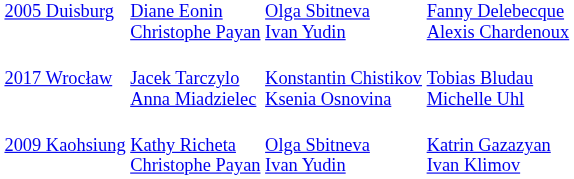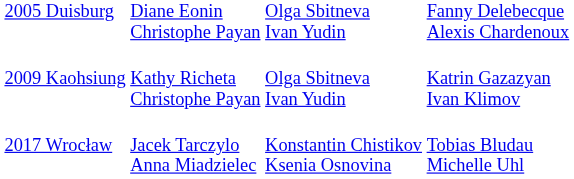rows swapped: (65, 144) <-> (58, 78)
